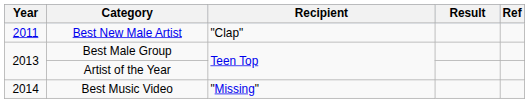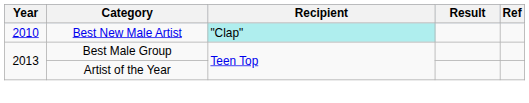(26, 32) 2011 -> (26, 32) 2010
(227, 32) no background -> (227, 32) paleturquoise background
- row: (127, 88)
